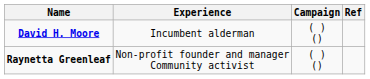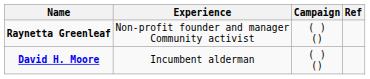rows swapped: (59, 33) <-> (59, 60)
